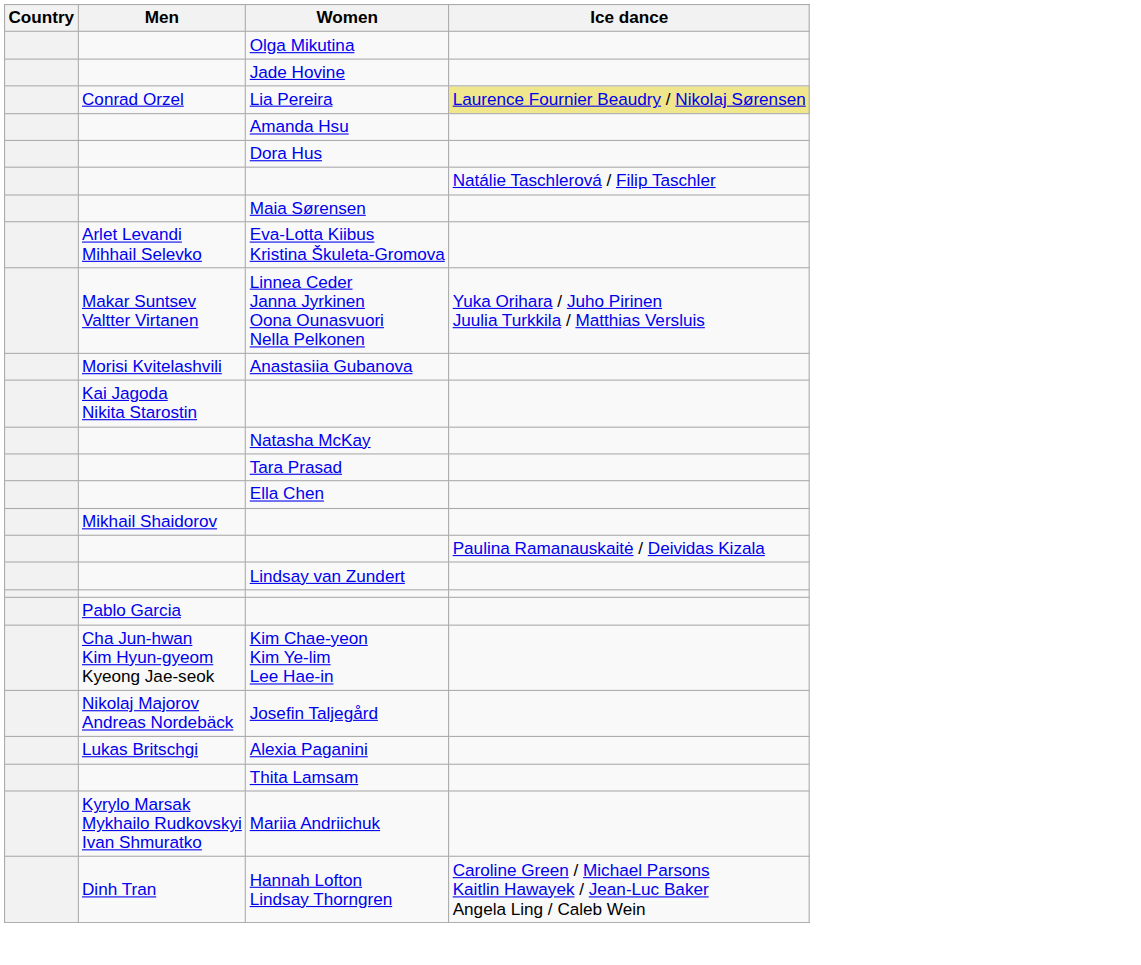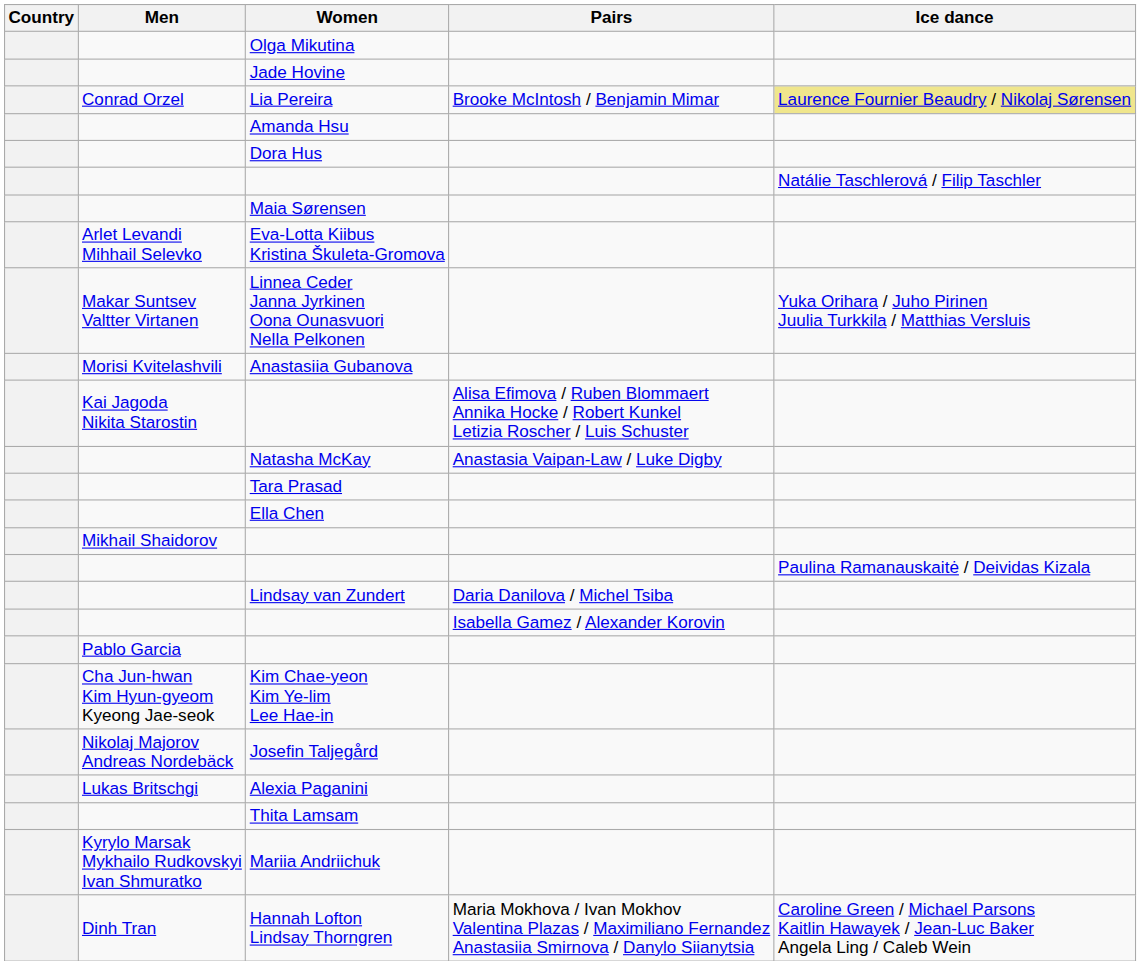+ column: (611, 18)
